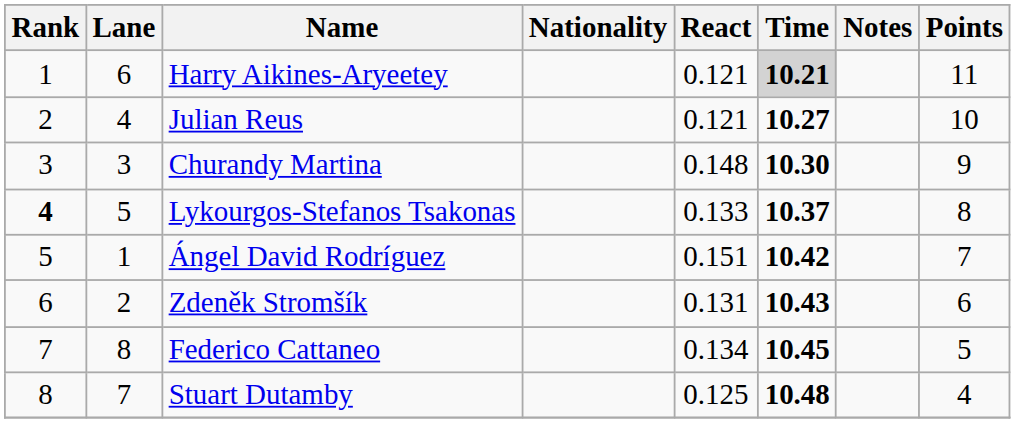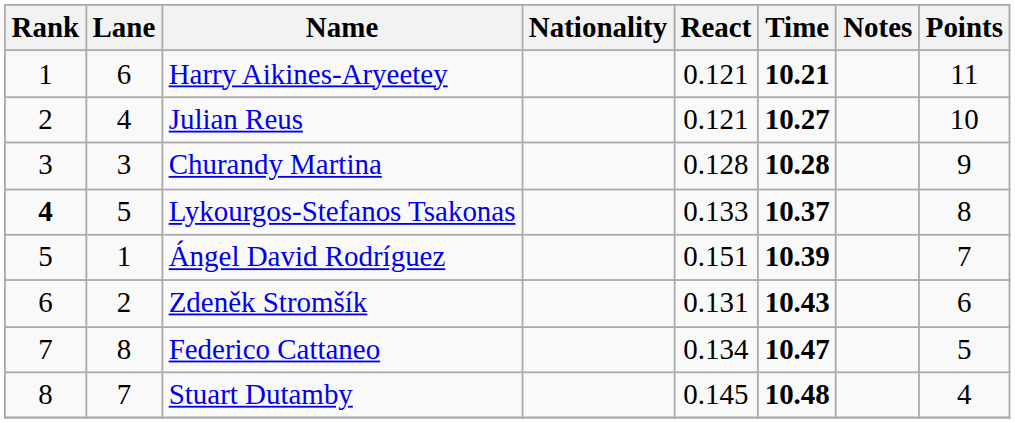(797, 73) lightgrey background -> (797, 73) no background
(716, 165) 0.148 -> (716, 165) 0.128
(797, 165) 10.30 -> (797, 165) 10.28
(797, 257) 10.42 -> (797, 257) 10.39
(797, 348) 10.45 -> (797, 348) 10.47
(716, 394) 0.125 -> (716, 394) 0.145
